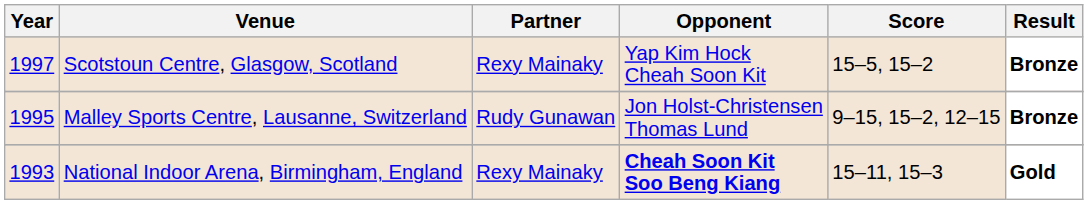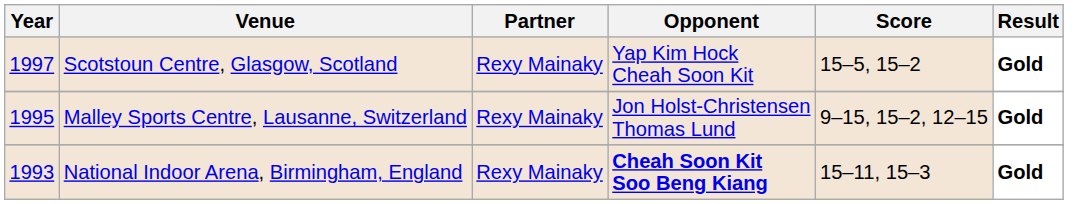(1044, 64) Bronze -> (1020, 64) Gold
(546, 118) Rudy Gunawan -> (540, 118) Rexy Mainaky
(1044, 118) Bronze -> (1020, 118) Gold
